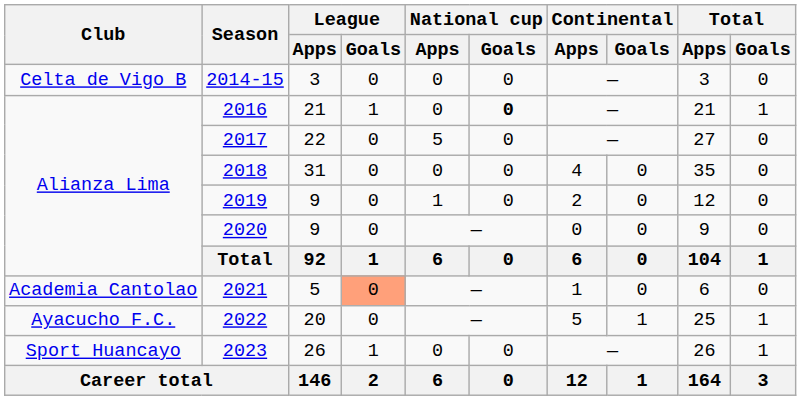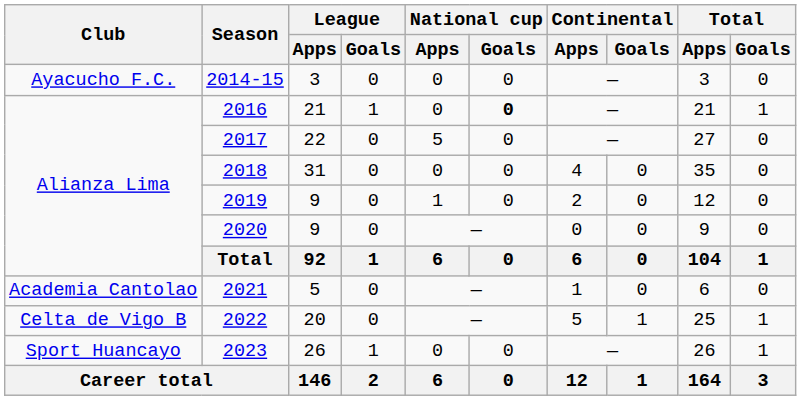(103, 80) Celta de Vigo B -> (103, 80) Ayacucho F.C.
(373, 291) lightsalmon background -> (373, 291) no background
(103, 321) Ayacucho F.C. -> (103, 321) Celta de Vigo B
